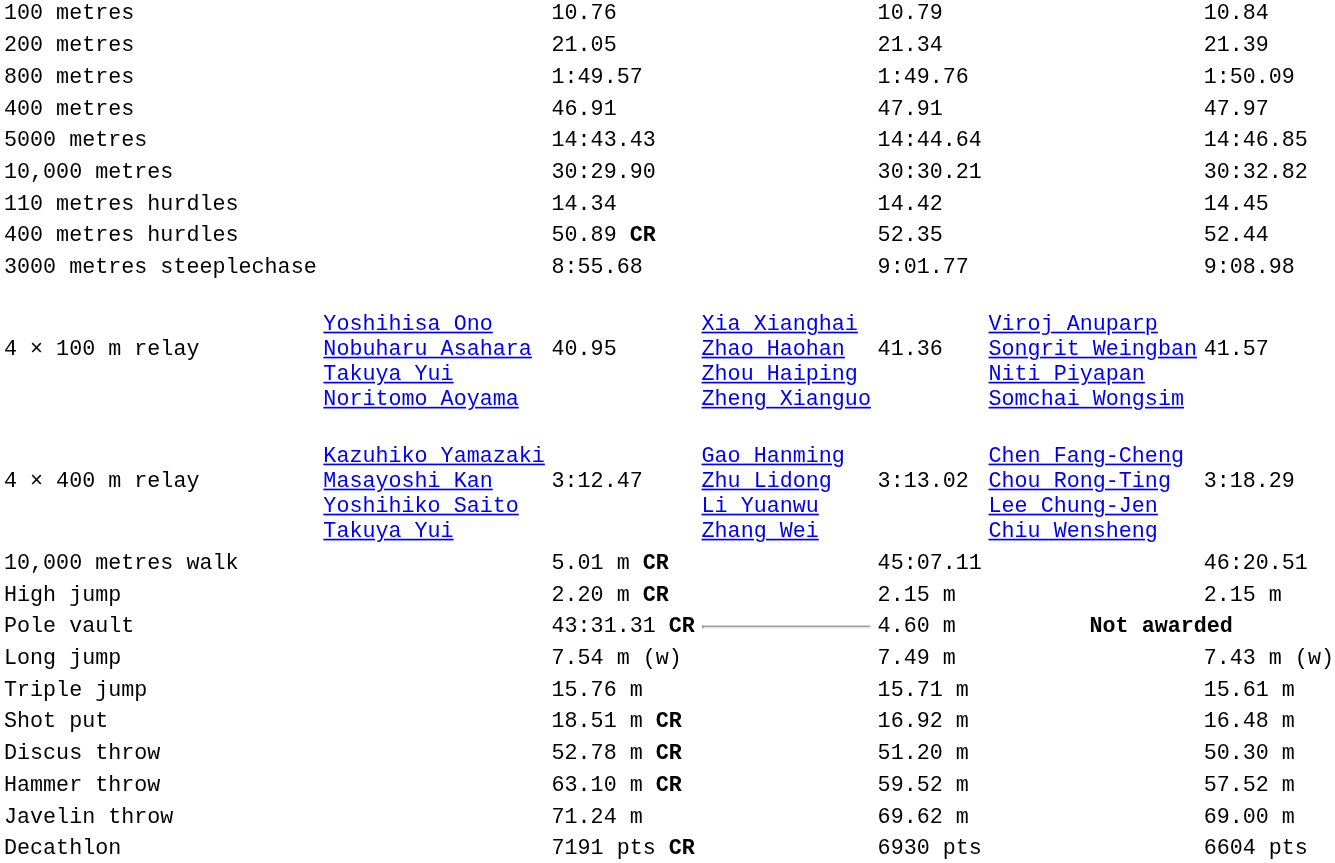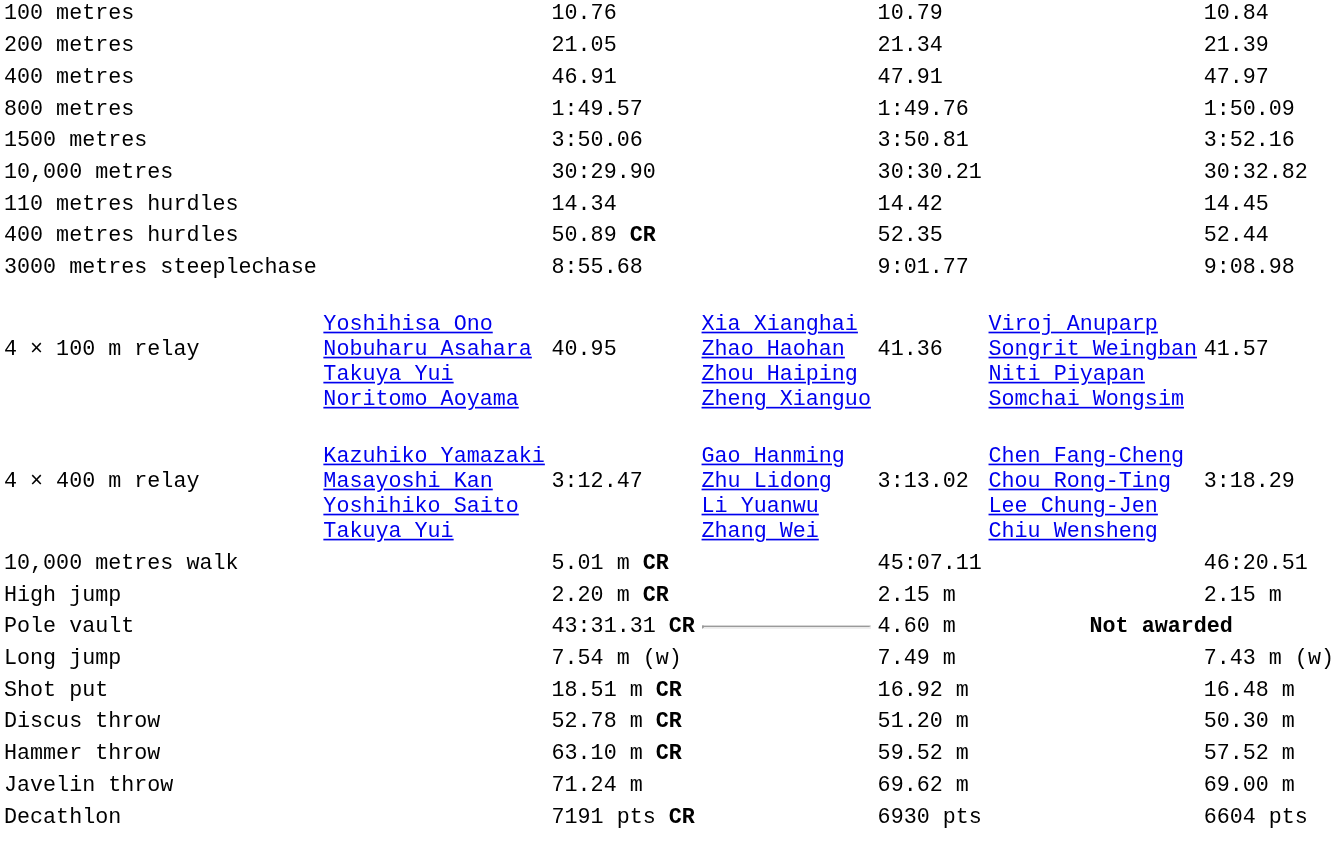rows swapped: (69, 109) <-> (69, 77)
+ row: (76, 140)
- row: (76, 140)
- row: (76, 690)
